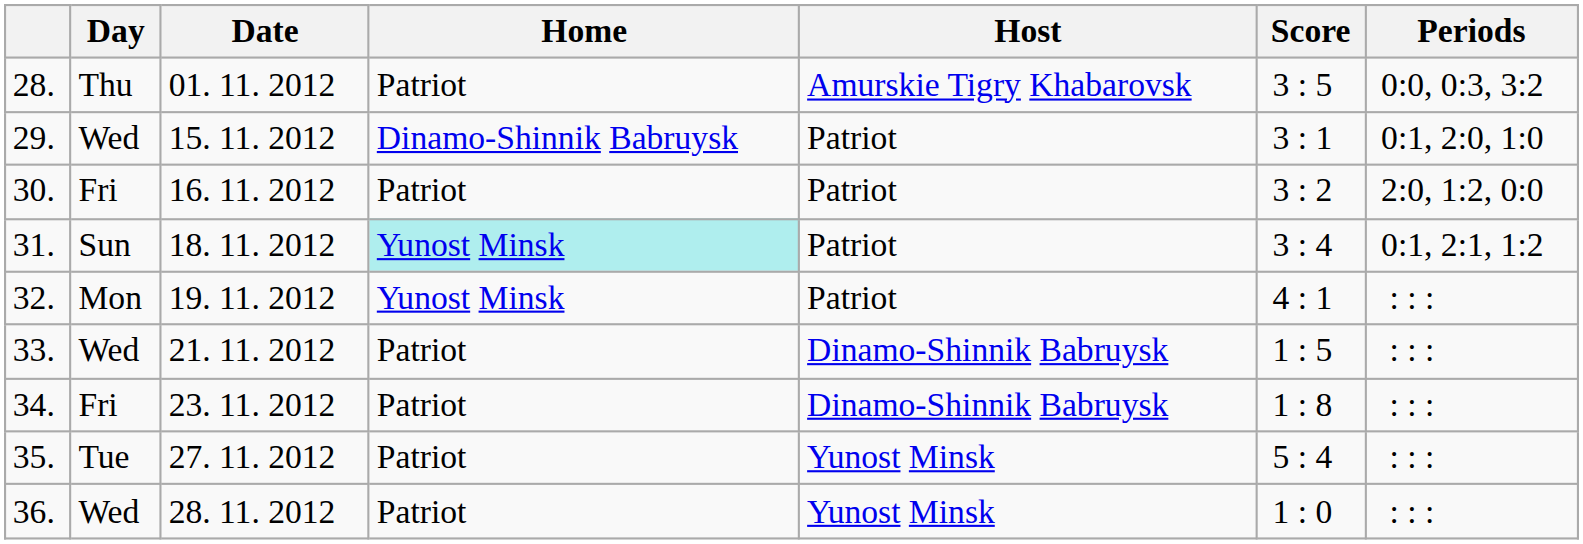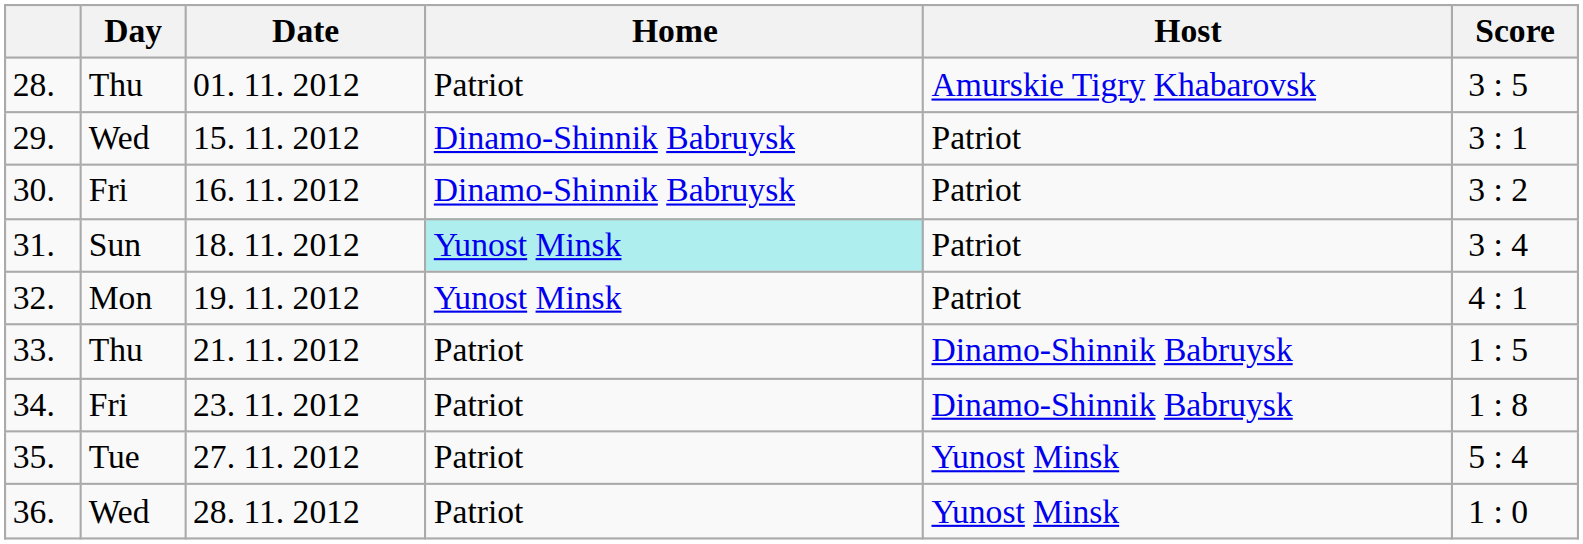- column: (1471, 31)
(422, 191) Patriot -> (614, 191) Dinamo-Shinnik Babruysk
(109, 350) Wed -> (116, 350) Thu
